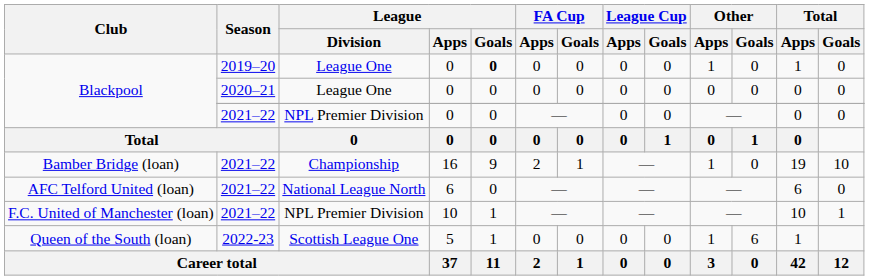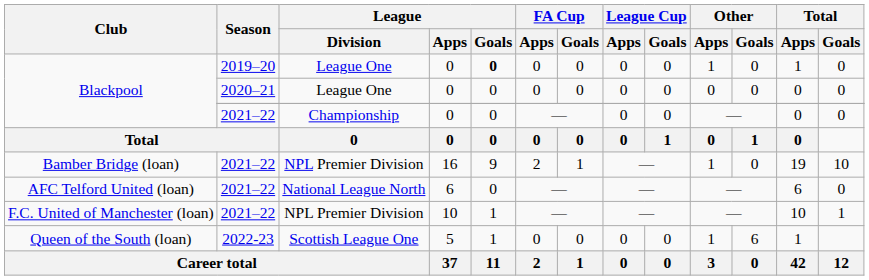(354, 115) NPL Premier Division -> (354, 115) Championship
(354, 164) Championship -> (354, 164) NPL Premier Division
